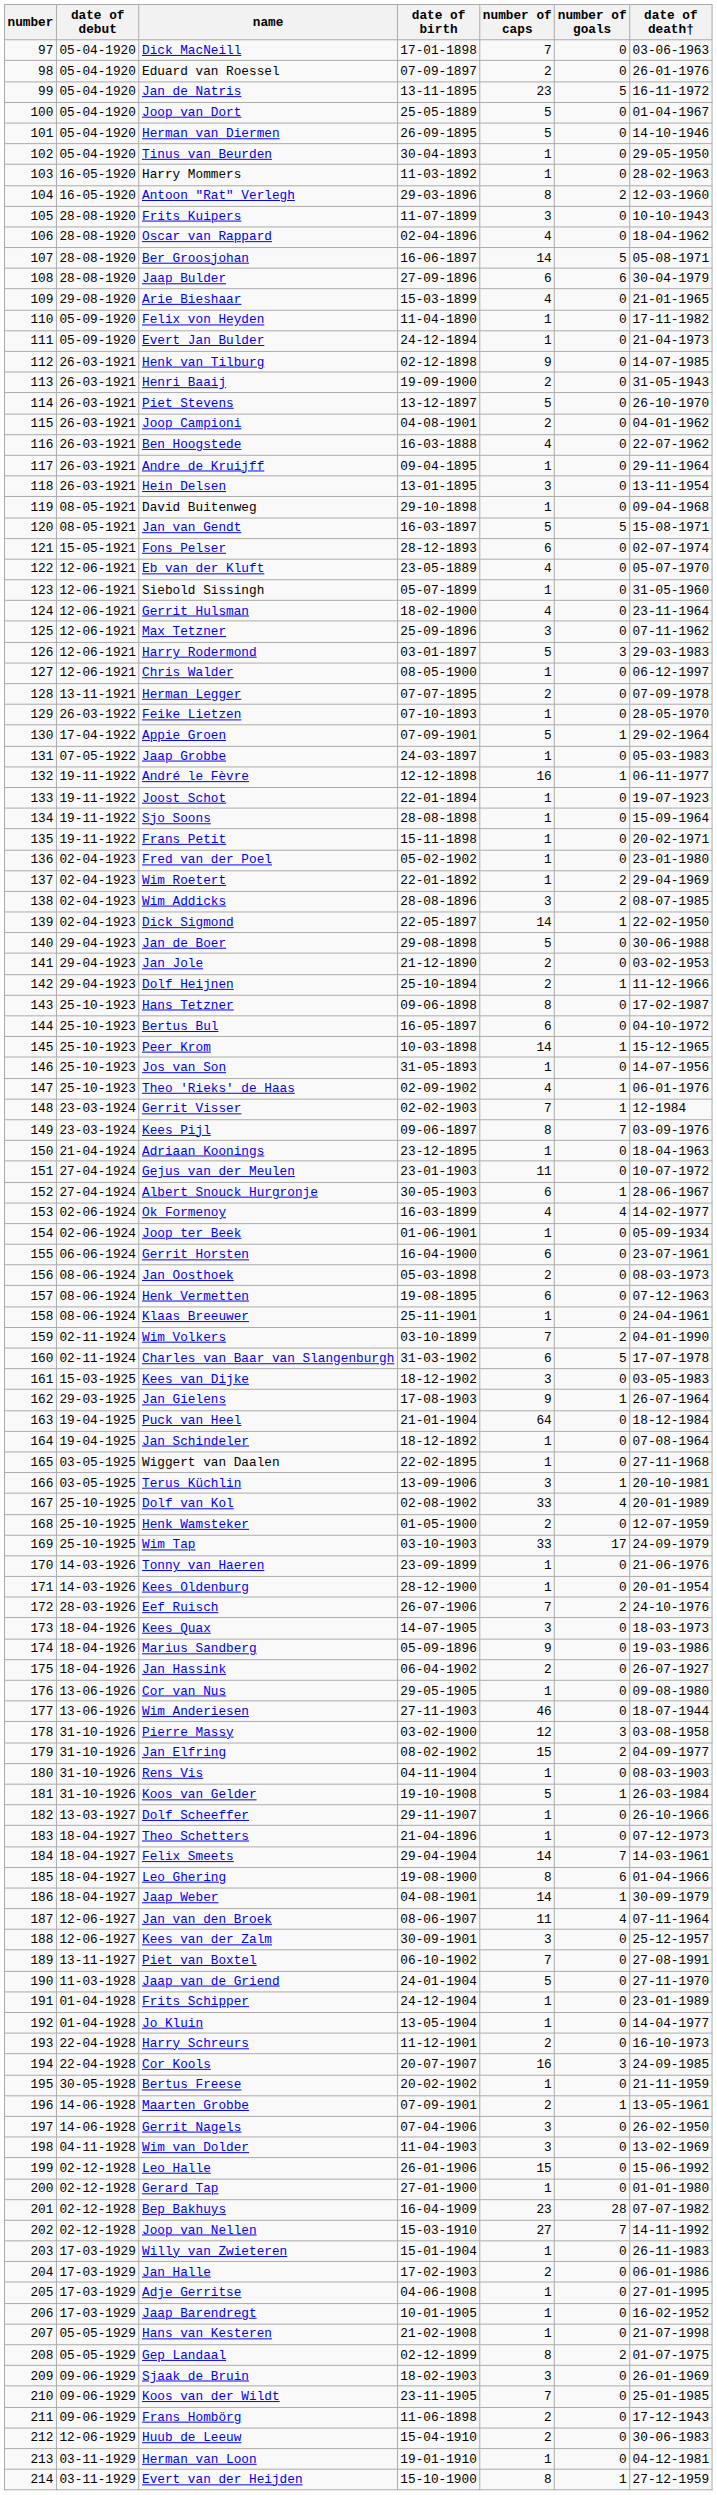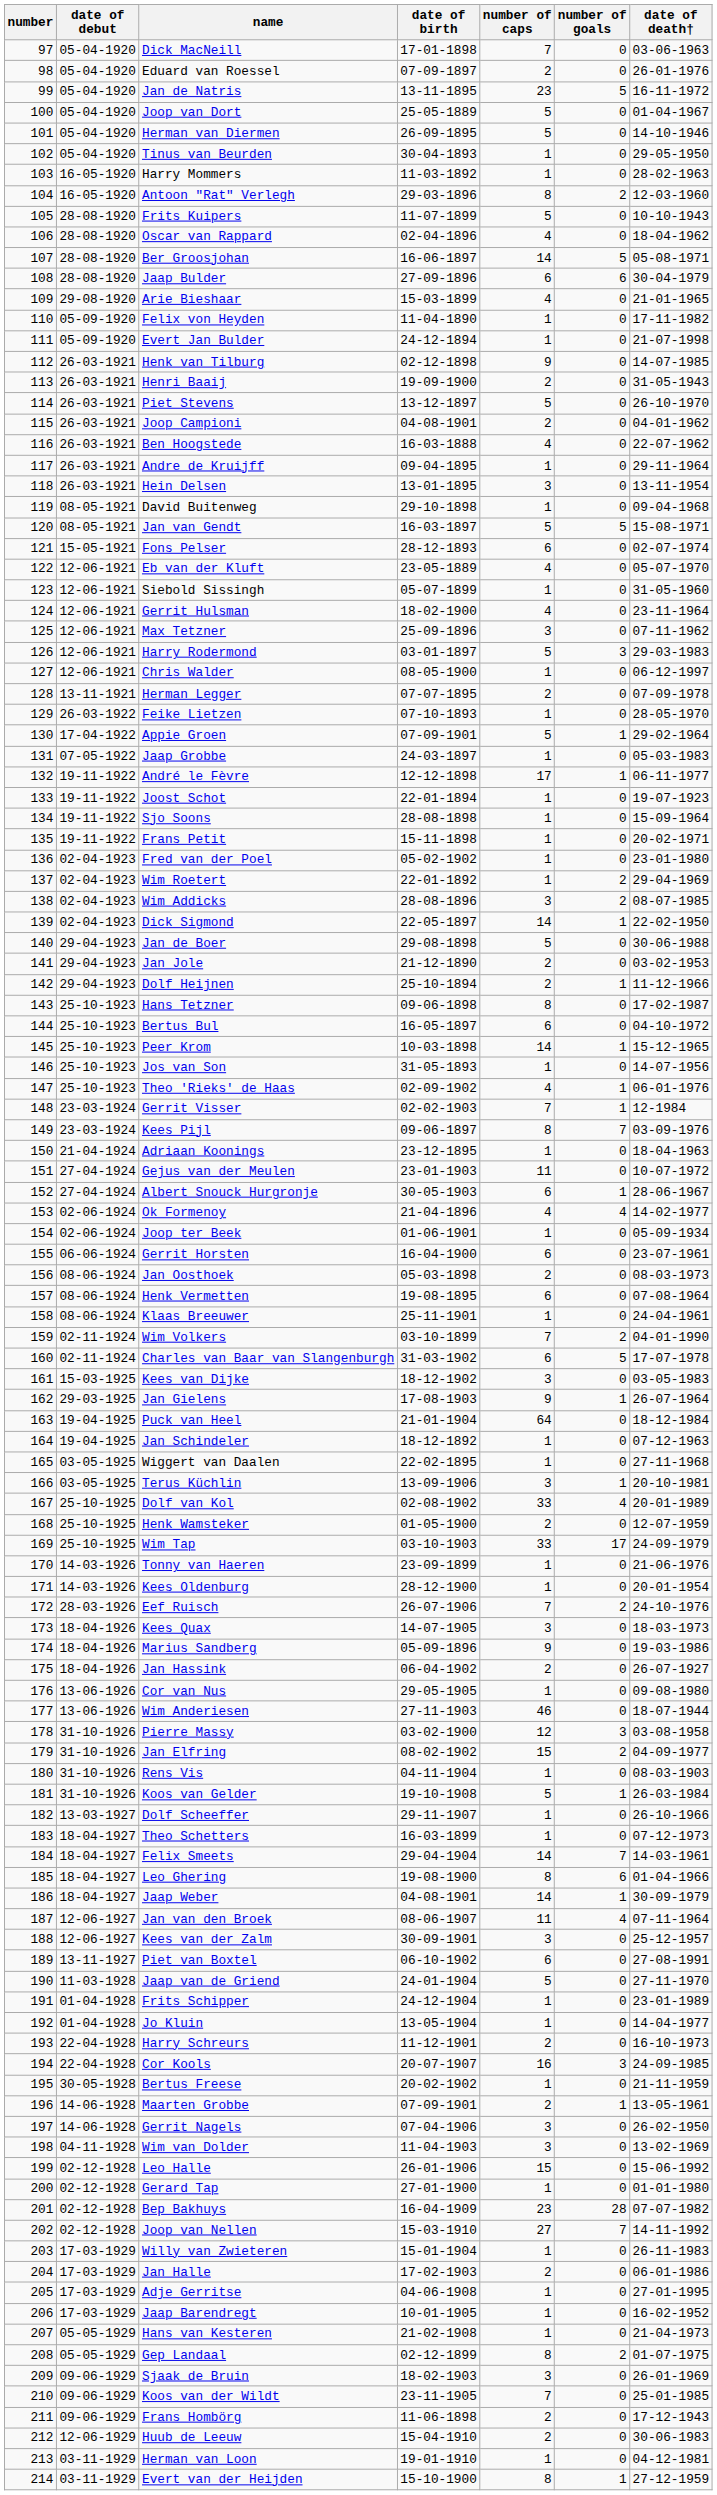(548, 216) 3 -> (548, 216) 5
(671, 341) 21-04-1973 -> (671, 341) 21-07-1998
(544, 777) 16 -> (544, 777) 17
(439, 1213) 16-03-1899 -> (439, 1213) 21-04-1896
(671, 1296) 07-12-1963 -> (671, 1296) 07-08-1964
(671, 1442) 07-08-1964 -> (671, 1442) 07-12-1963
(439, 1836) 21-04-1896 -> (439, 1836) 16-03-1899
(548, 1961) 7 -> (548, 1961) 6
(671, 2334) 21-07-1998 -> (671, 2334) 21-04-1973
